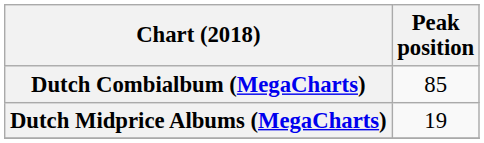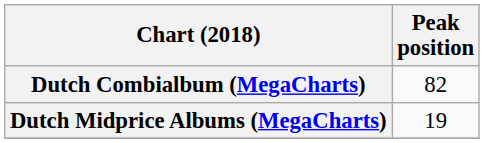(436, 84) 85 -> (436, 84) 82
